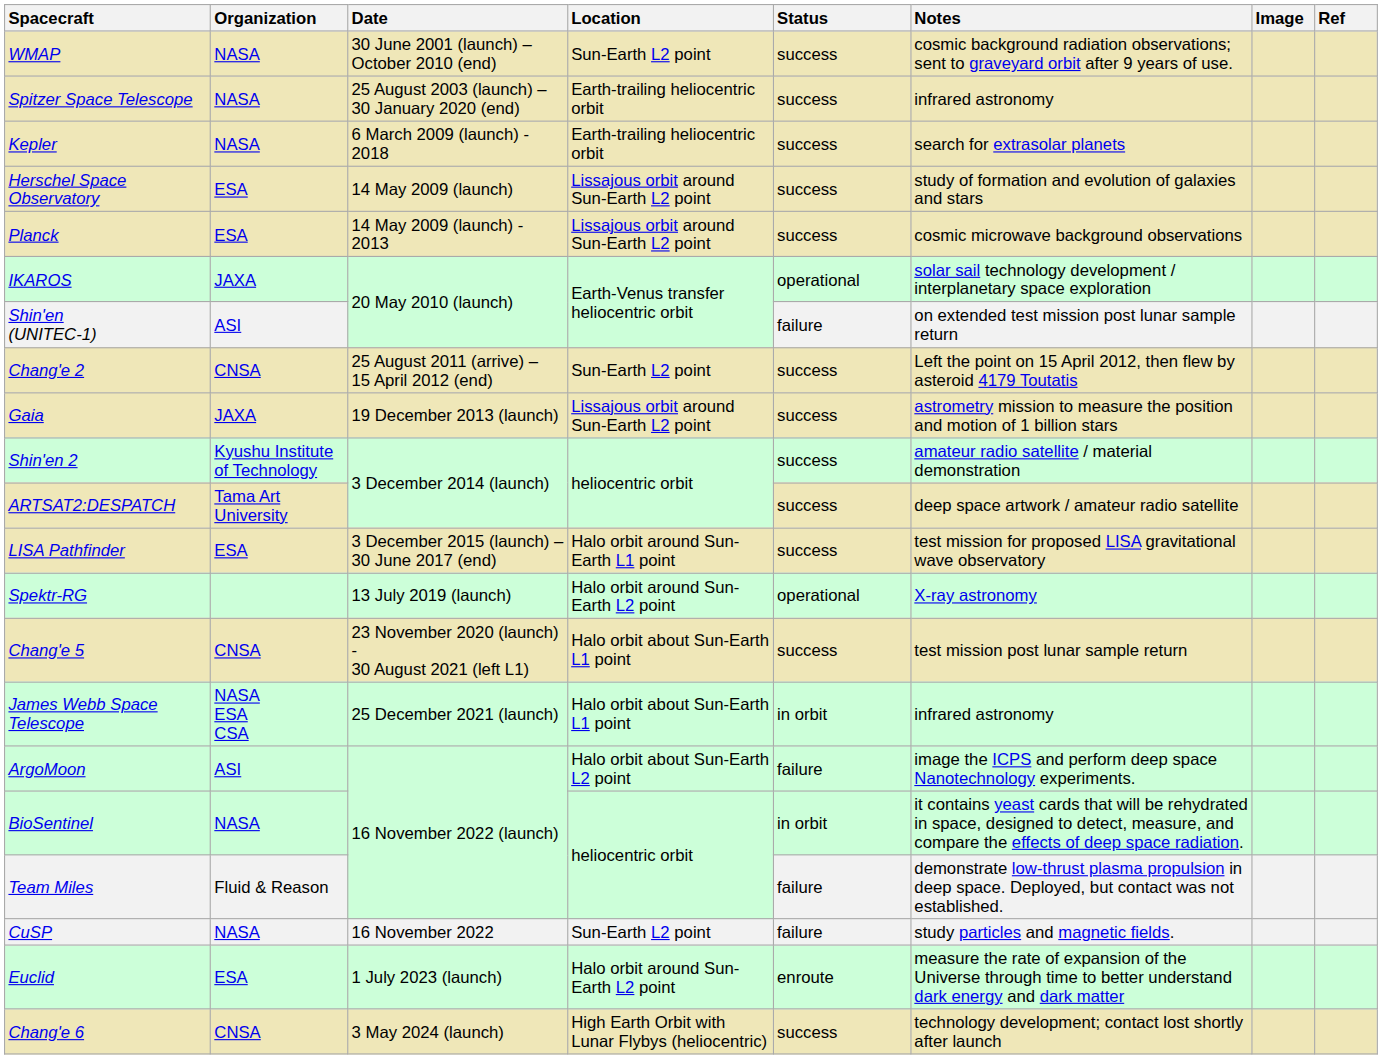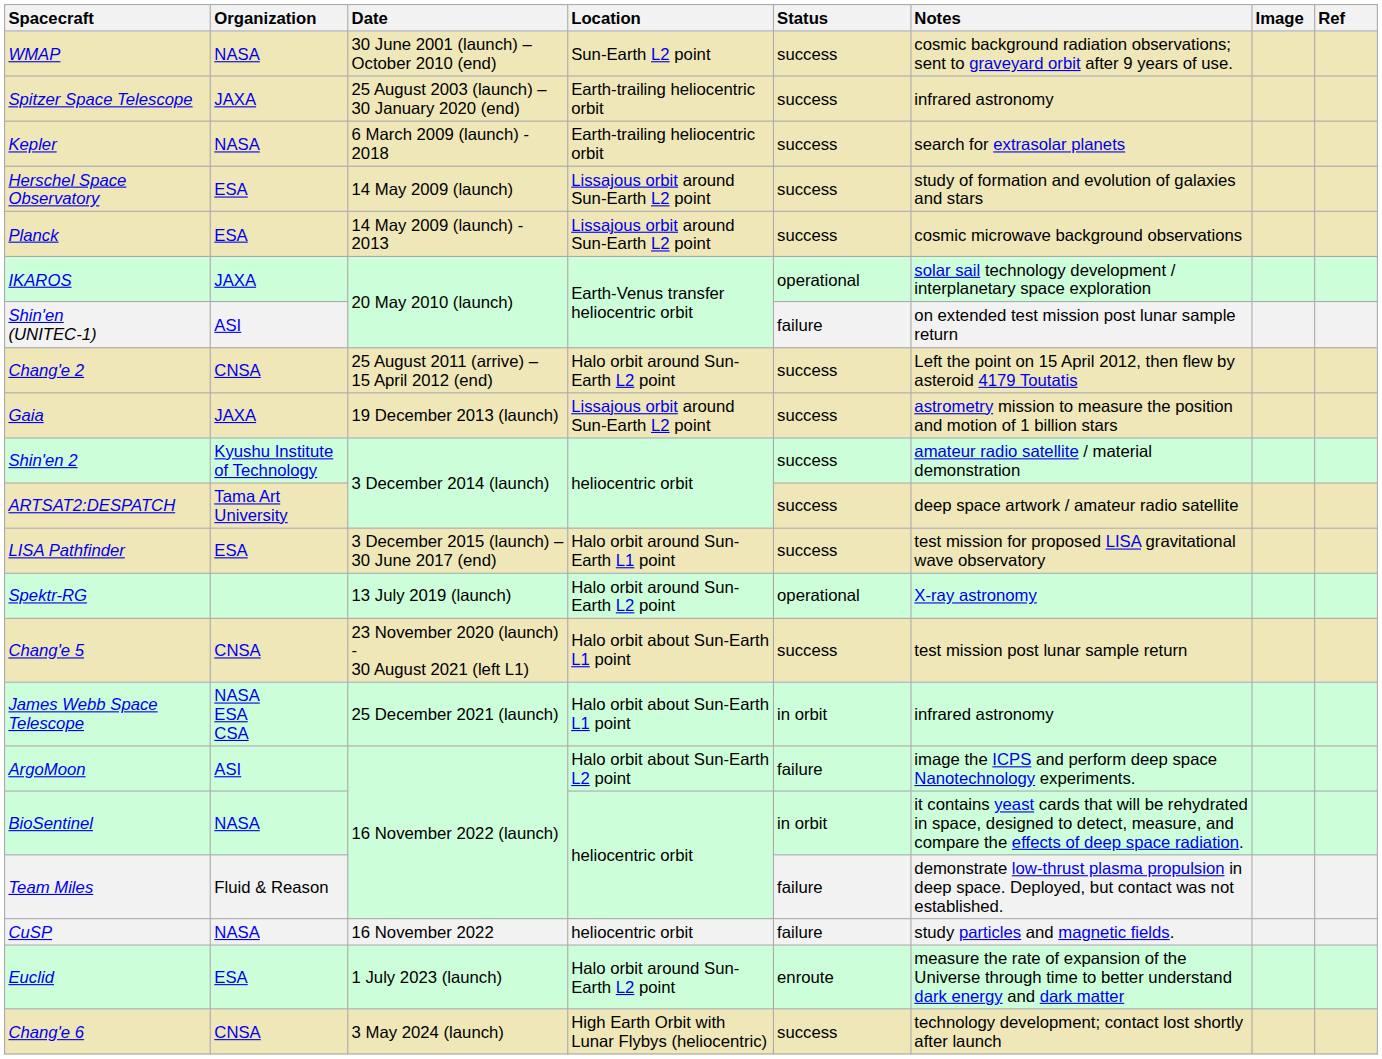(237, 99) NASA -> (235, 99) JAXA
(641, 370) Sun-Earth L2 point -> (655, 370) Halo orbit around Sun-Earth L2 point
(641, 932) Sun-Earth L2 point -> (632, 932) heliocentric orbit
